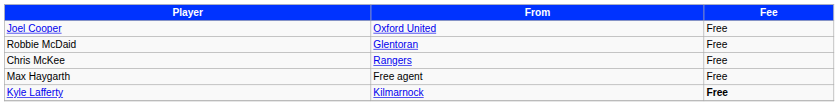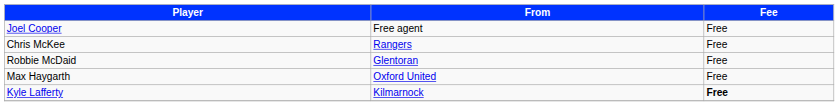(405, 29) Oxford United -> (398, 29) Free agent
rows swapped: (36, 61) <-> (41, 45)
(398, 77) Free agent -> (405, 77) Oxford United
